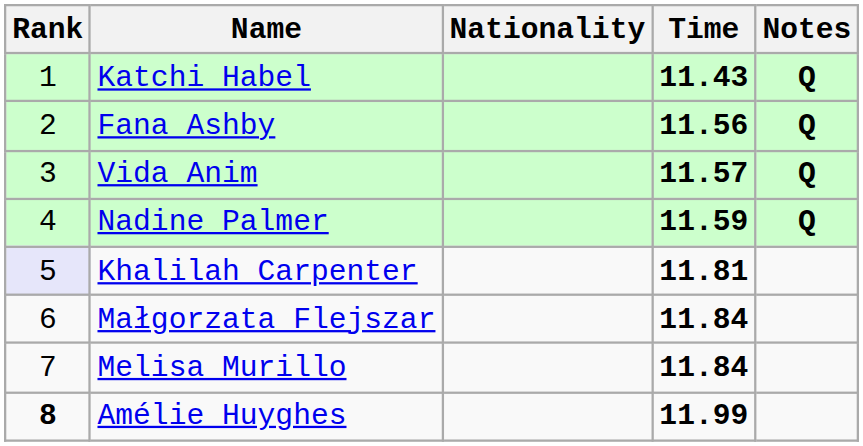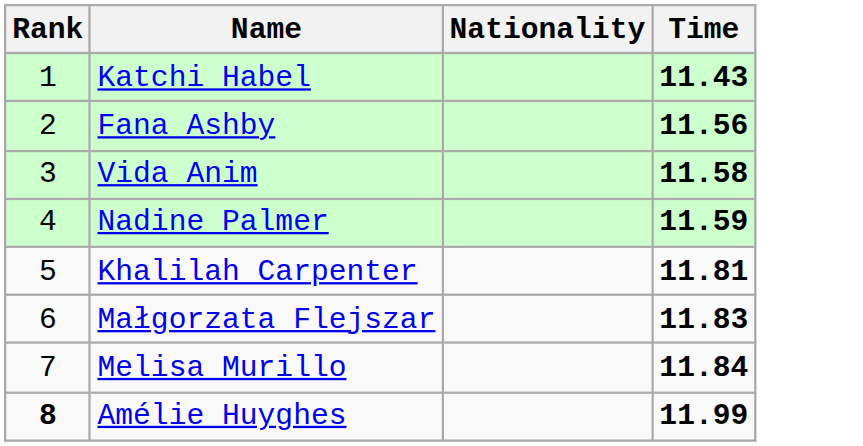- column: (807, 29)
(704, 174) 11.57 -> (704, 174) 11.58
(48, 271) lavender background -> (48, 271) no background
(704, 319) 11.84 -> (704, 319) 11.83
